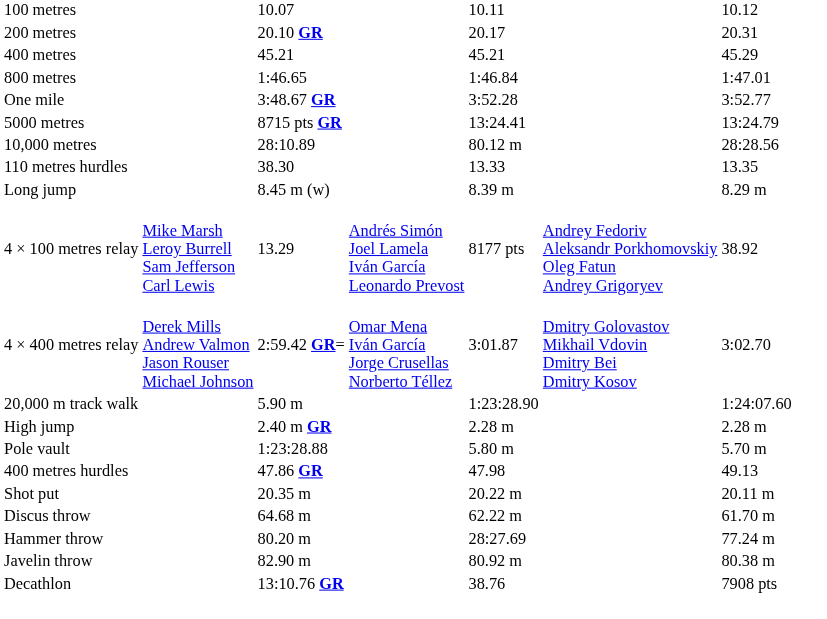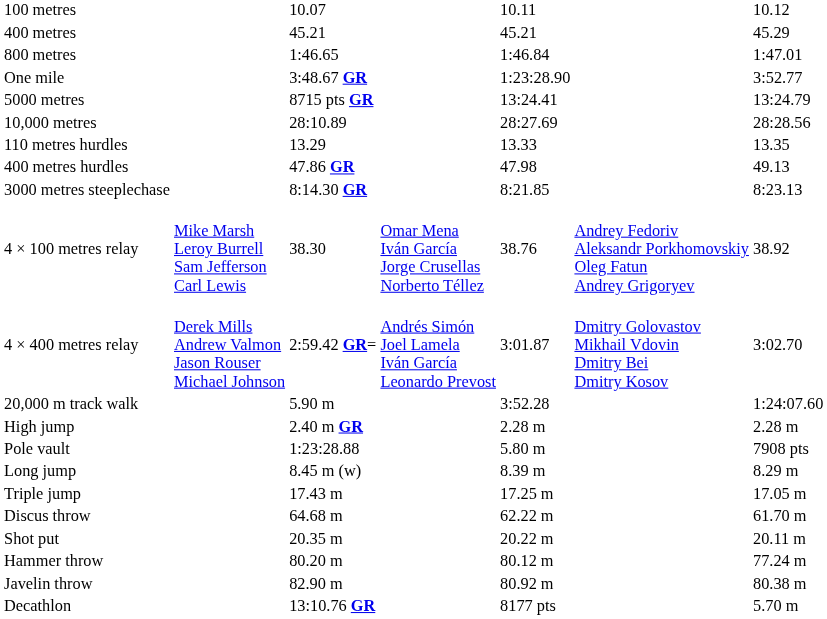- row: (40, 32)
(493, 99) 3:52.28 -> (535, 77) 1:23:28.90
(495, 144) 80.12 m -> (529, 122) 28:27.69
(276, 167) 38.30 -> (307, 144) 13.29
rows swapped: (66, 471) <-> (40, 189)
+ row: (87, 189)
(276, 248) 13.29 -> (307, 248) 38.30
(407, 258) Andrés Simón Joel Lamela Iván García Leonardo Prevost -> (432, 258) Omar Mena Iván García Jorge Crusellas Norberto Téllez
(496, 248) 8177 pts -> (518, 248) 38.76
(401, 353) Omar Mena Iván García Jorge Crusellas Norberto Téllez -> (438, 353) Andrés Simón Joel Lamela Iván García Leonardo Prevost
(504, 403) 1:23:28.90 -> (525, 403) 3:52.28
(744, 448) 5.70 m -> (781, 448) 7908 pts
+ row: (43, 493)
rows swapped: (31, 493) <-> (47, 516)
(497, 538) 28:27.69 -> (527, 561) 80.12 m
(487, 583) 38.76 -> (528, 605) 8177 pts
(749, 583) 7908 pts -> (776, 605) 5.70 m
